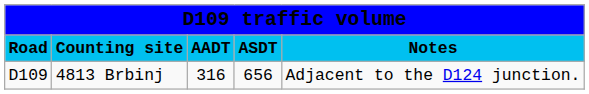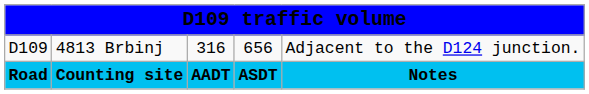rows swapped: (28, 48) <-> (28, 75)
